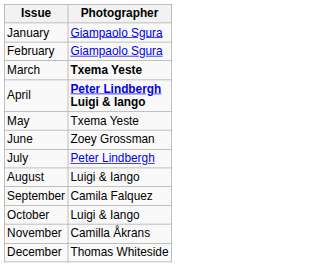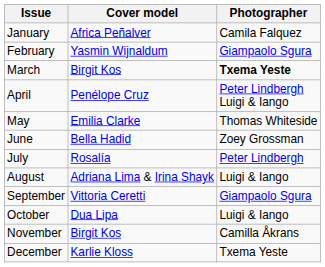+ column: (142, 13)
(117, 32) Giampaolo Sgura -> (261, 32) Camila Falquez
(116, 95) bold -> (262, 95) normal
(105, 121) Txema Yeste -> (268, 121) Thomas Whiteside
(112, 196) Camila Falquez -> (265, 196) Giampaolo Sgura
(119, 252) Thomas Whiteside -> (254, 252) Txema Yeste
